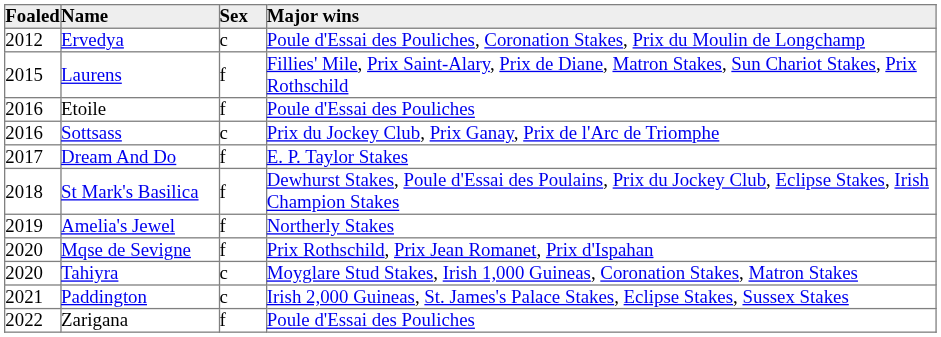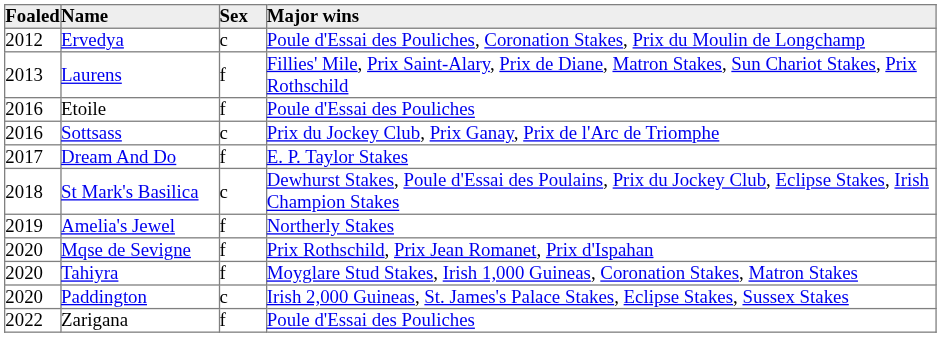(24, 74) 2015 -> (24, 74) 2013
(223, 191) f -> (224, 191) c
(224, 273) c -> (223, 273) f
(24, 296) 2021 -> (24, 296) 2020
